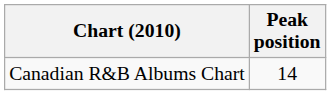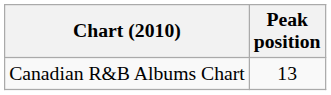(287, 73) 14 -> (287, 73) 13
